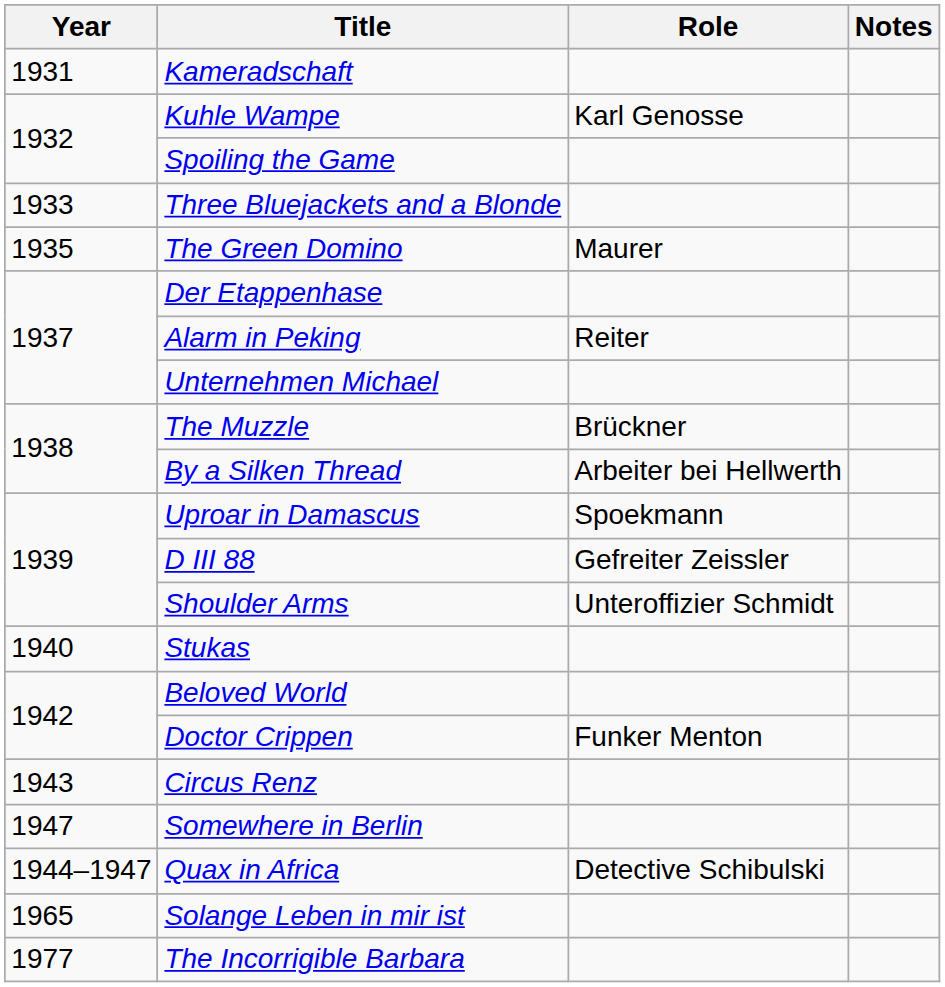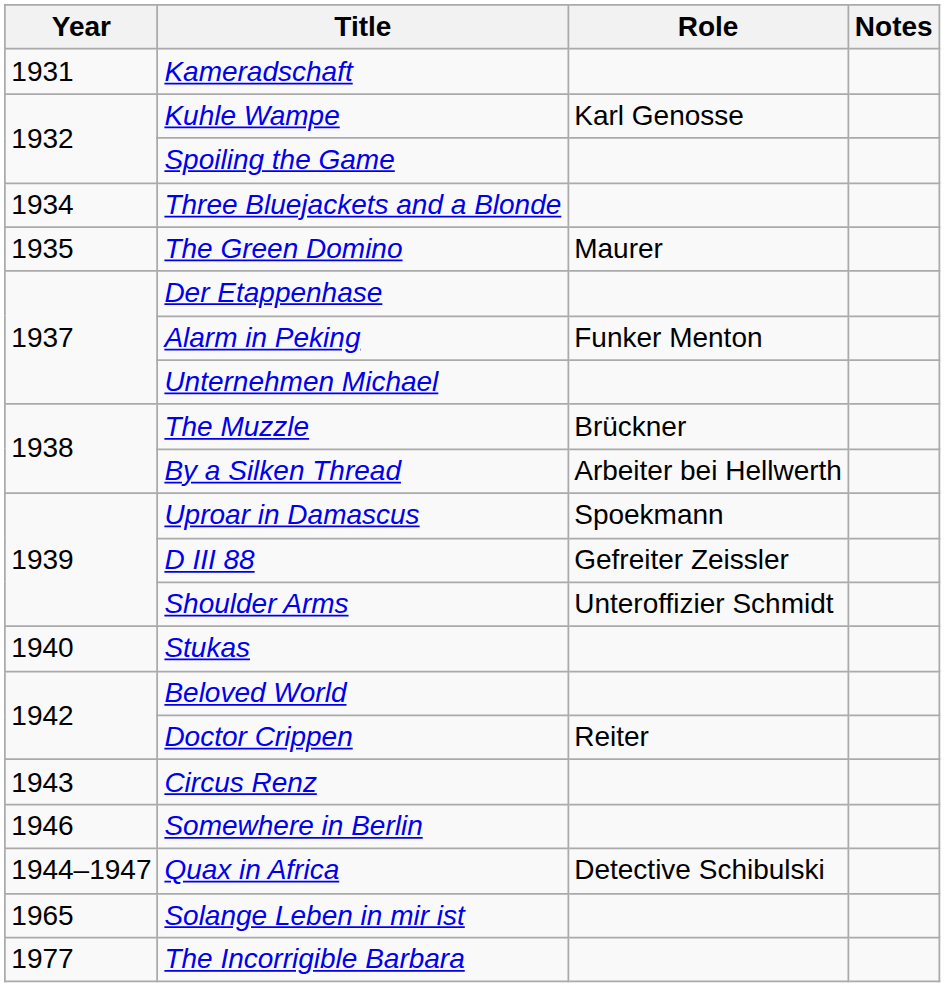(42, 204) 1933 -> (42, 204) 1934
(612, 337) Reiter -> (668, 337) Funker Menton
(668, 737) Funker Menton -> (612, 737) Reiter
(42, 826) 1947 -> (42, 826) 1946
